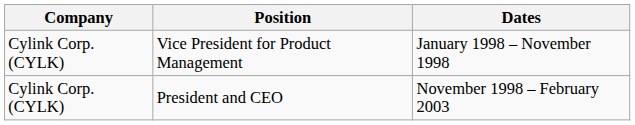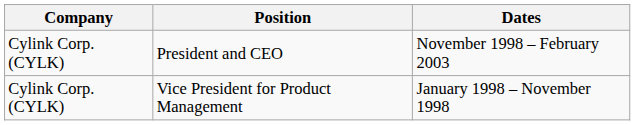rows swapped: (244, 52) <-> (220, 97)
